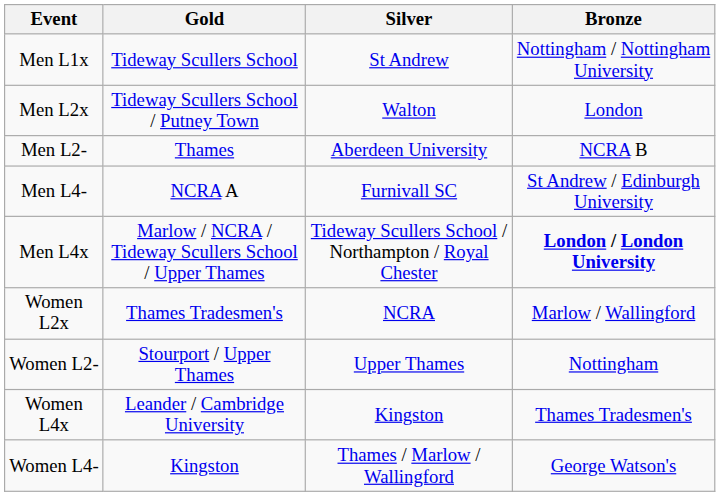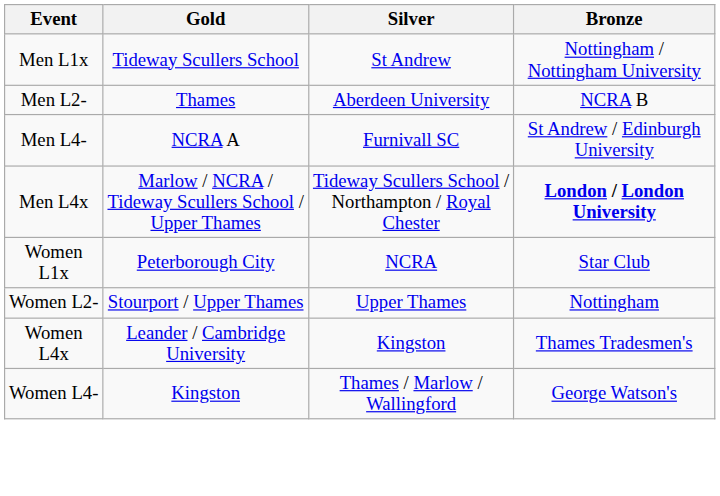- row: (54, 110)
+ row: (54, 262)
- row: (54, 313)
